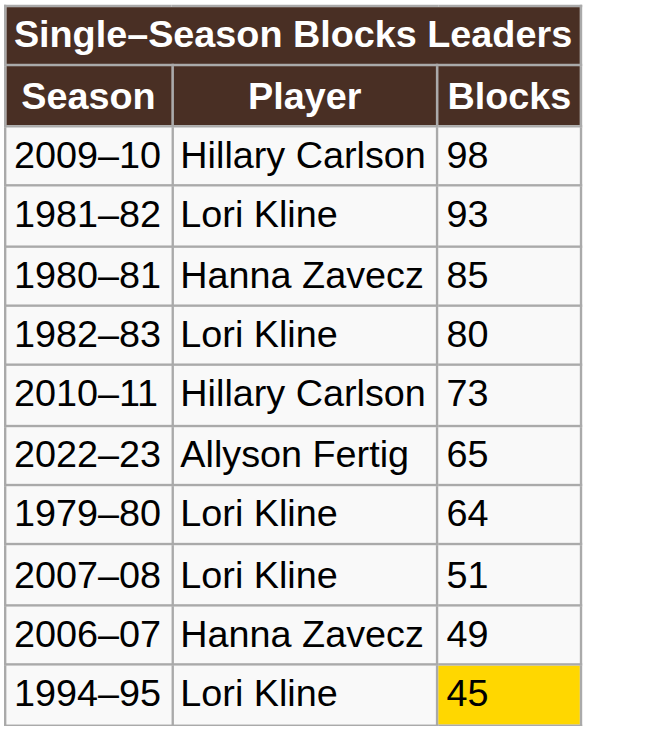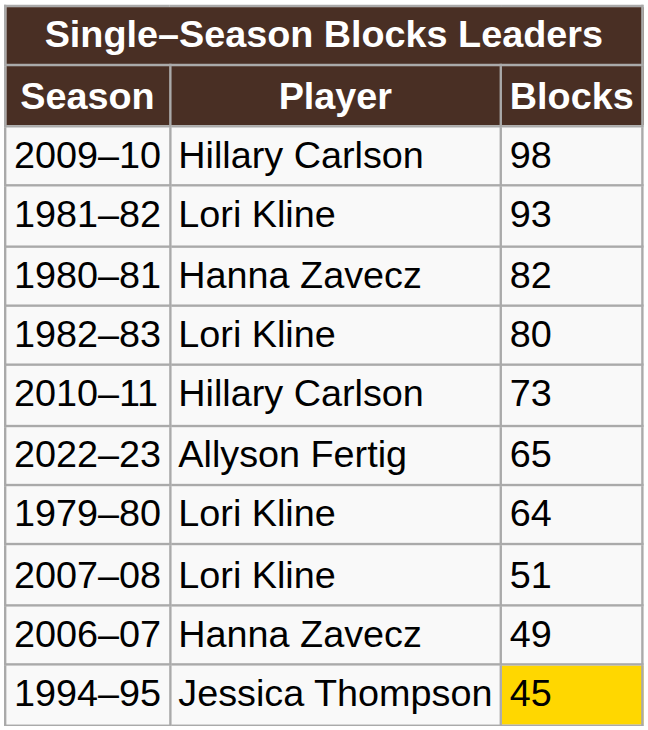(468, 274) 85 -> (531, 274) 82
(259, 693) Lori Kline -> (335, 693) Jessica Thompson
